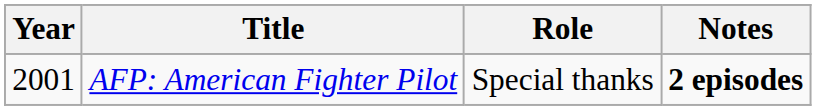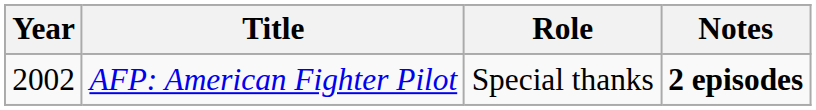(44, 79) 2001 -> (44, 79) 2002
